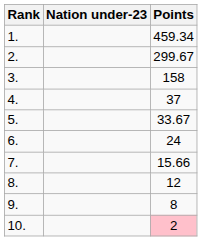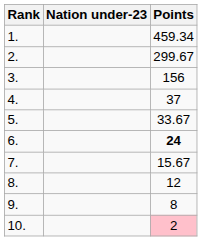(174, 78) 158 -> (174, 78) 156
(174, 141) normal -> (174, 141) bold
(174, 162) 15.66 -> (174, 162) 15.67
